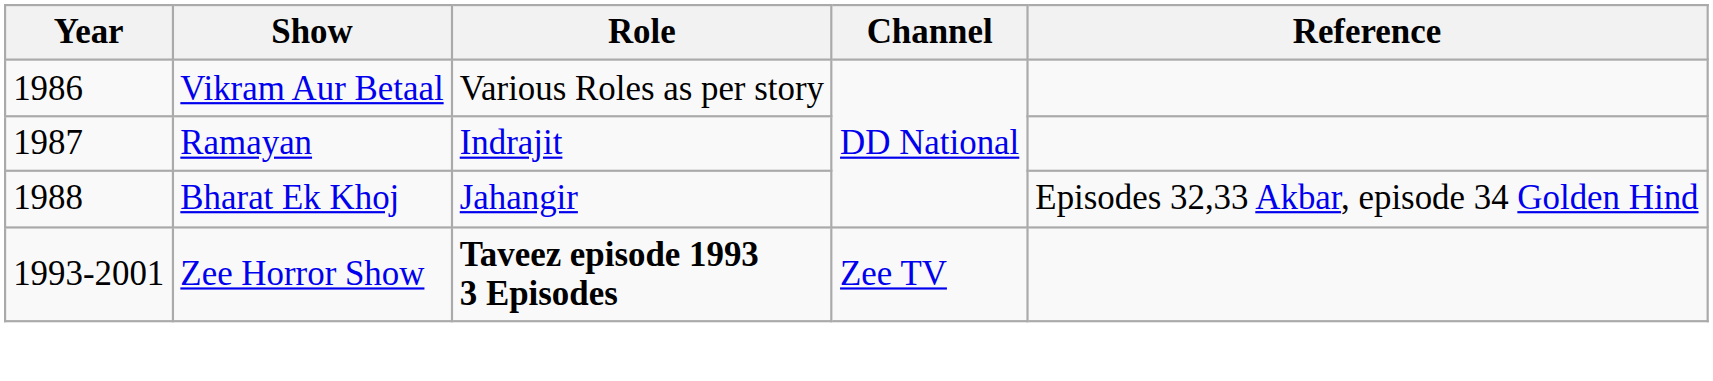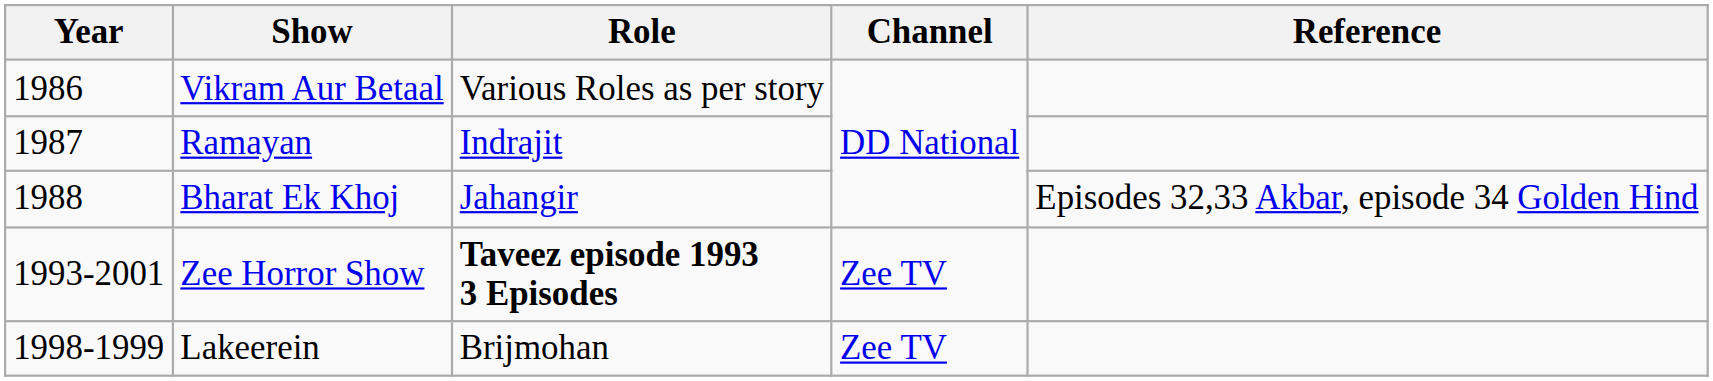+ row: (250, 347)
